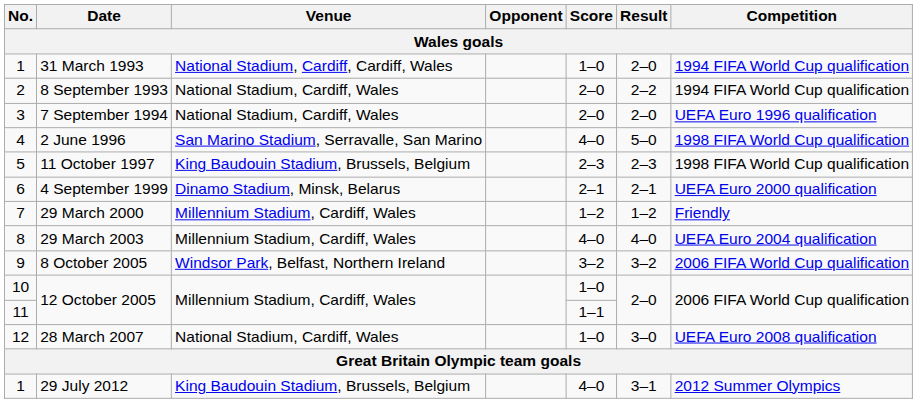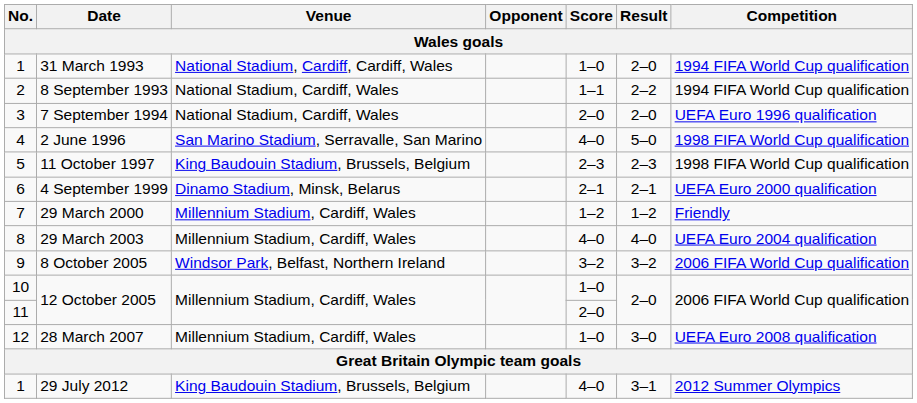(591, 90) 2–0 -> (591, 90) 1–1
(591, 312) 1–1 -> (591, 312) 2–0
(287, 336) National Stadium, Cardiff, Wales -> (295, 336) Millennium Stadium, Cardiff, Wales
